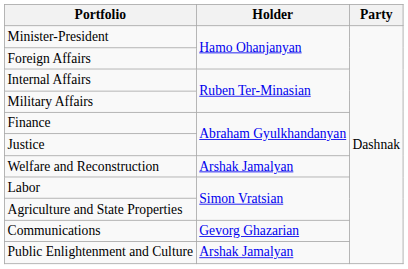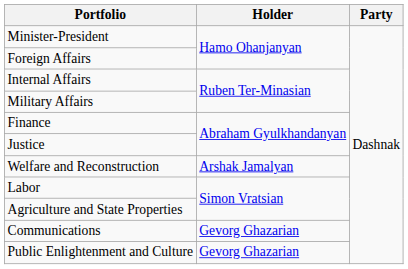(246, 252) Arshak Jamalyan -> (249, 252) Gevorg Ghazarian
